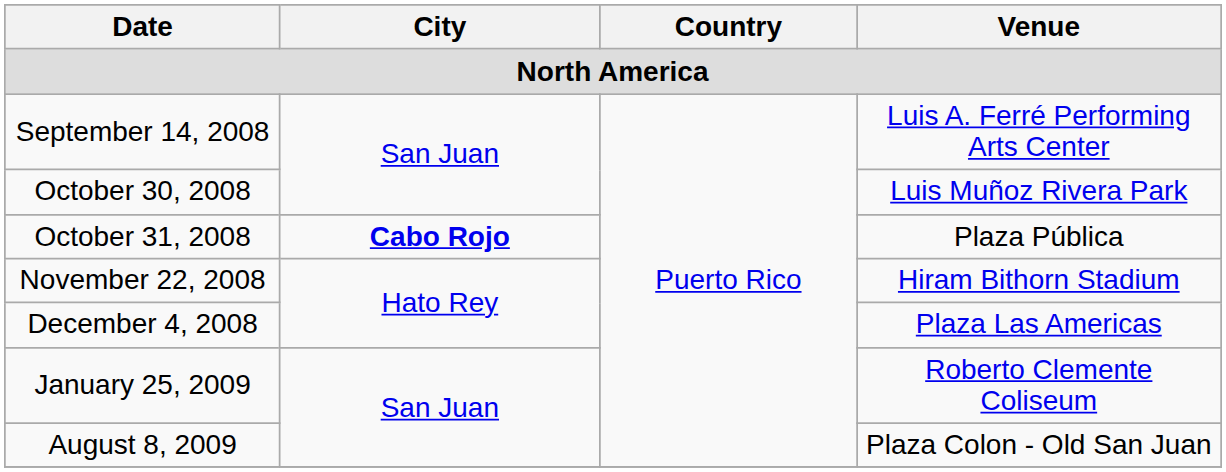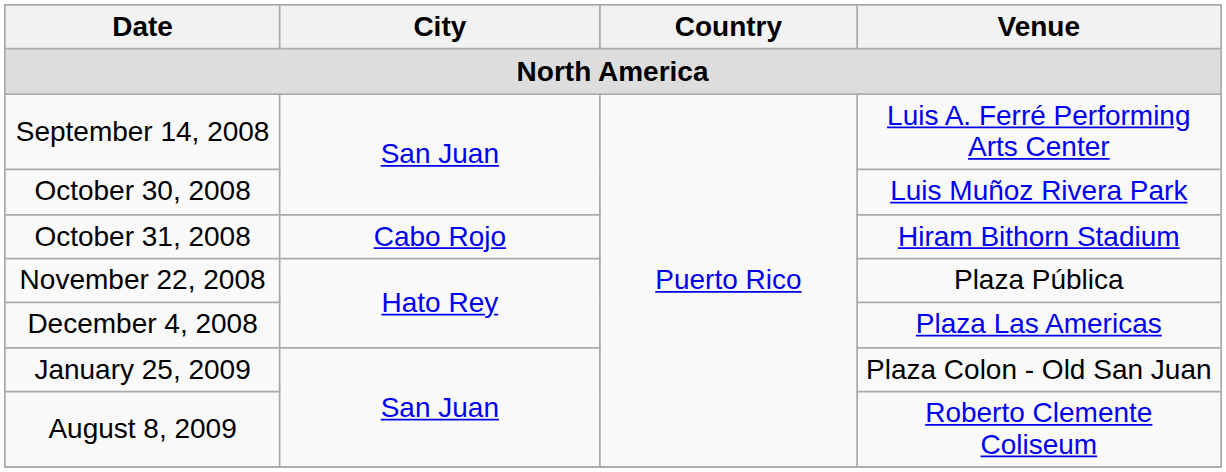(440, 235) bold -> (440, 235) normal
(1039, 235) Plaza Pública -> (1039, 235) Hiram Bithorn Stadium
(1039, 280) Hiram Bithorn Stadium -> (1039, 280) Plaza Pública
(1039, 384) Roberto Clemente Coliseum -> (1039, 369) Plaza Colon - Old San Juan
(1039, 444) Plaza Colon - Old San Juan -> (1039, 429) Roberto Clemente Coliseum
